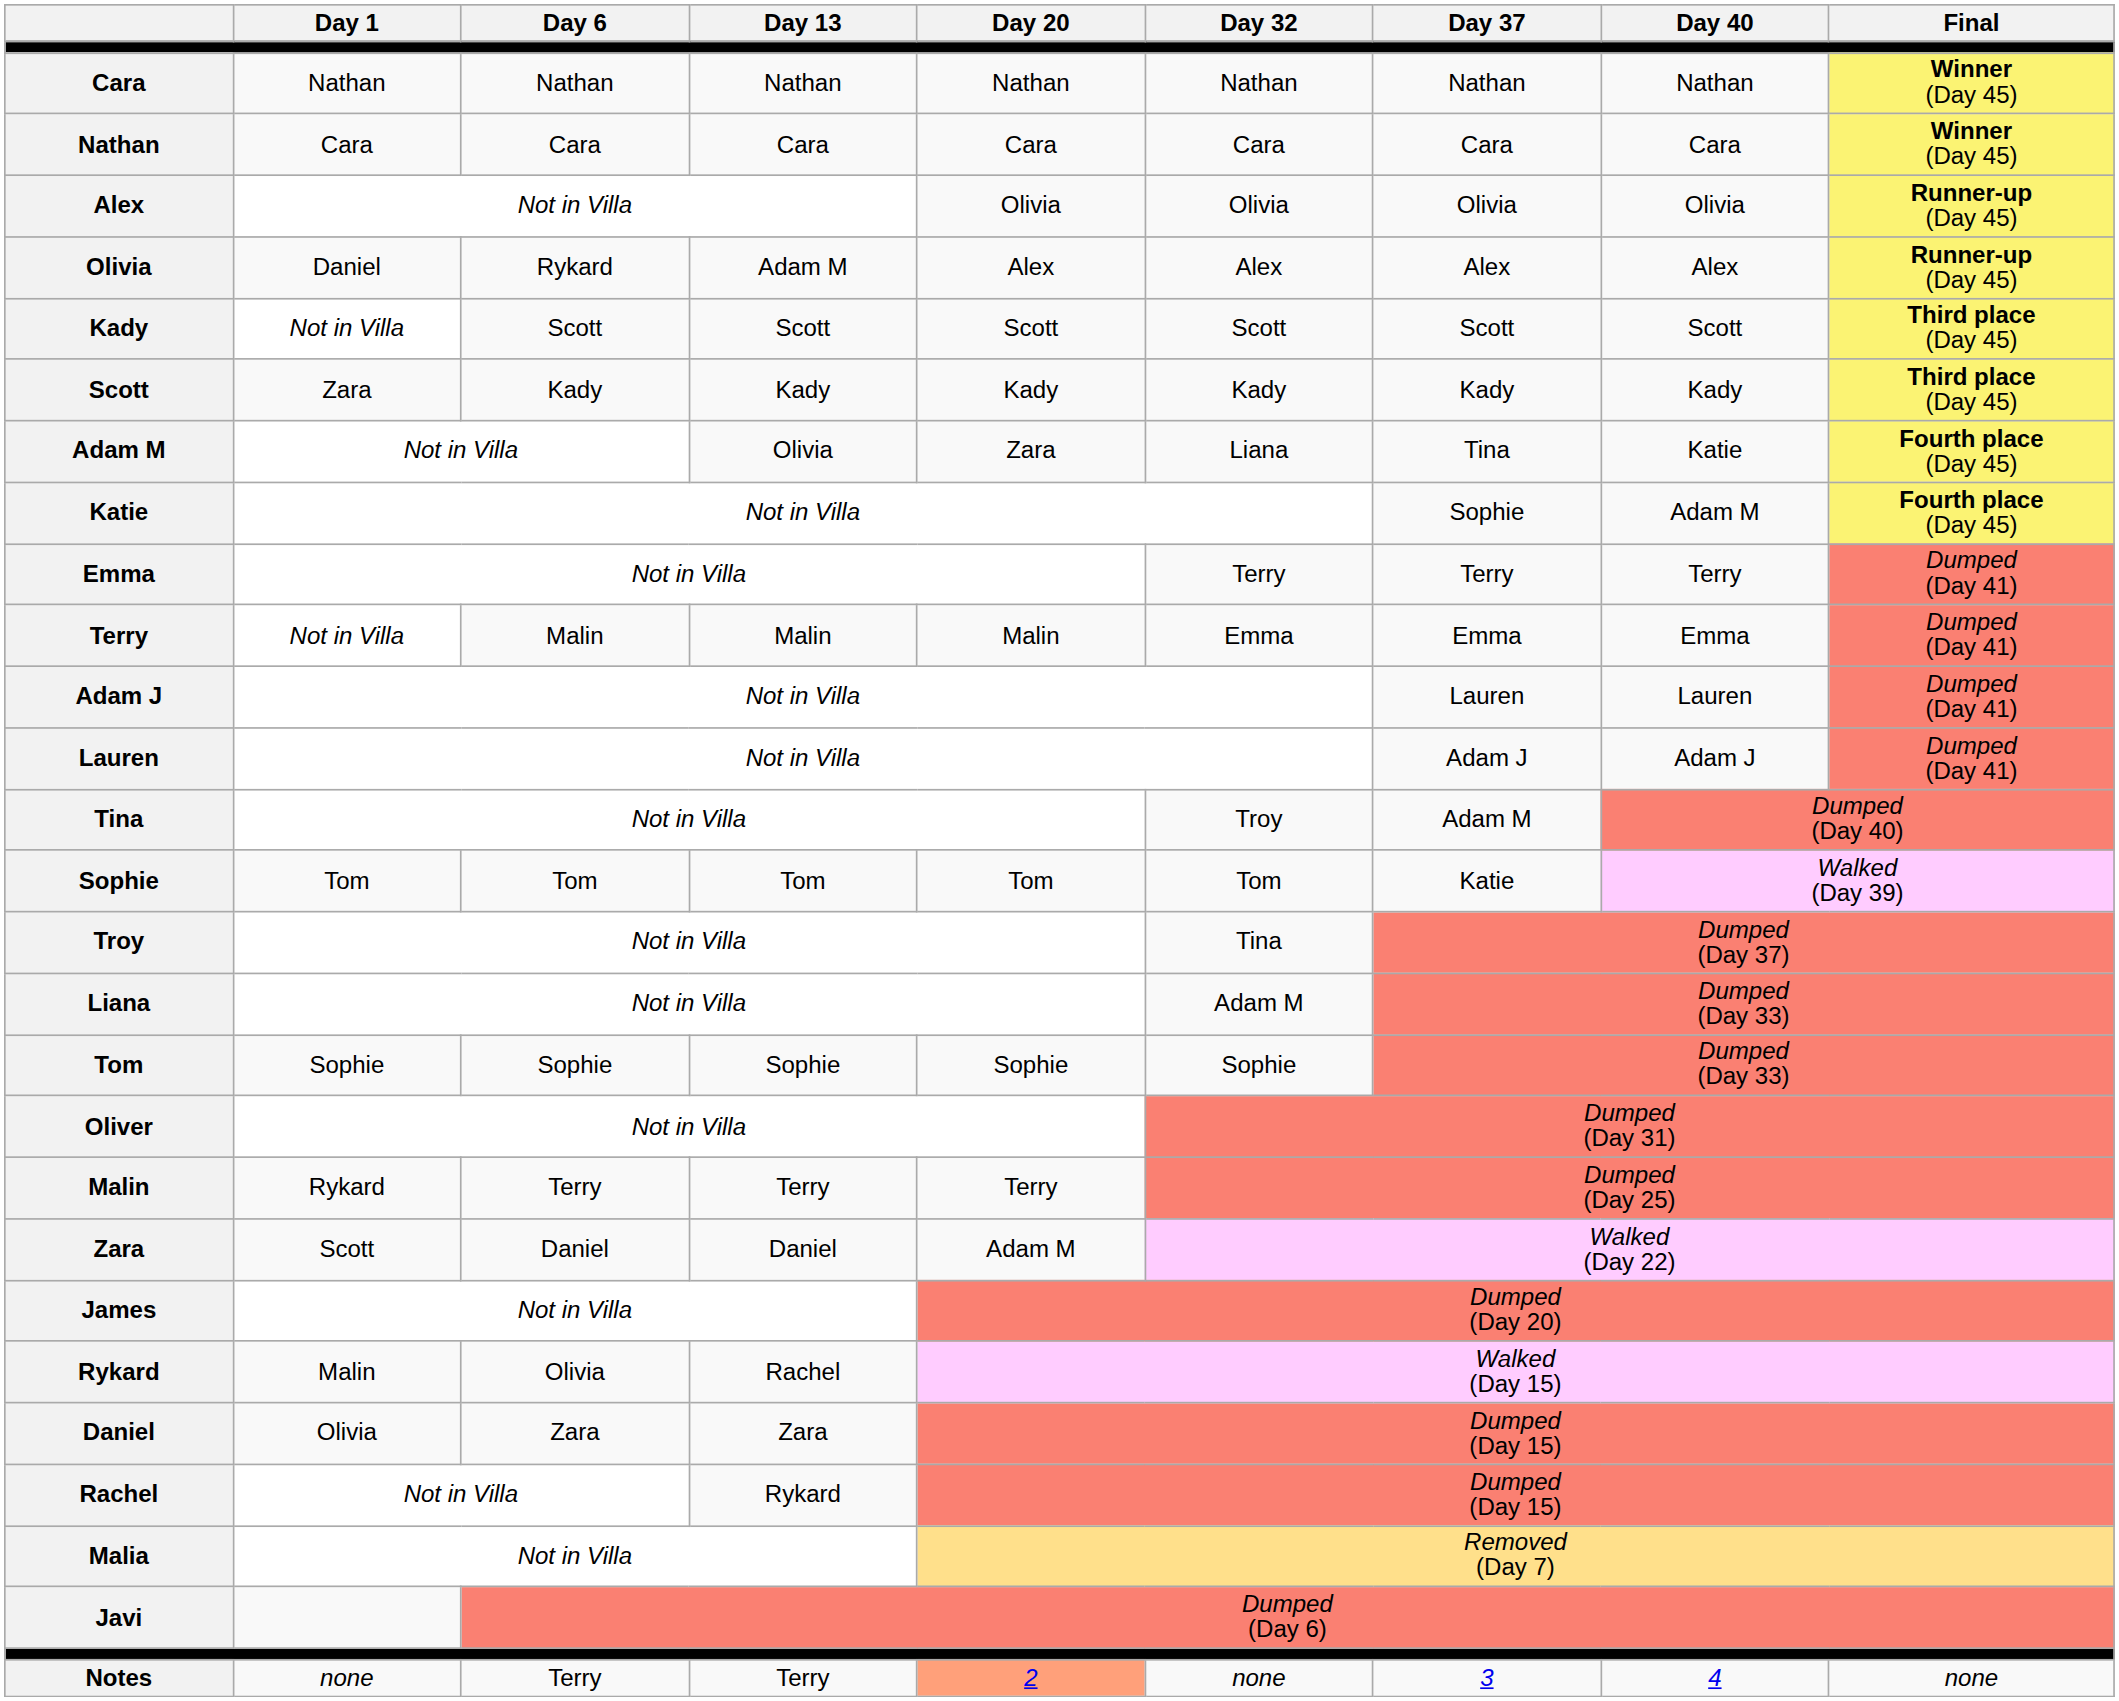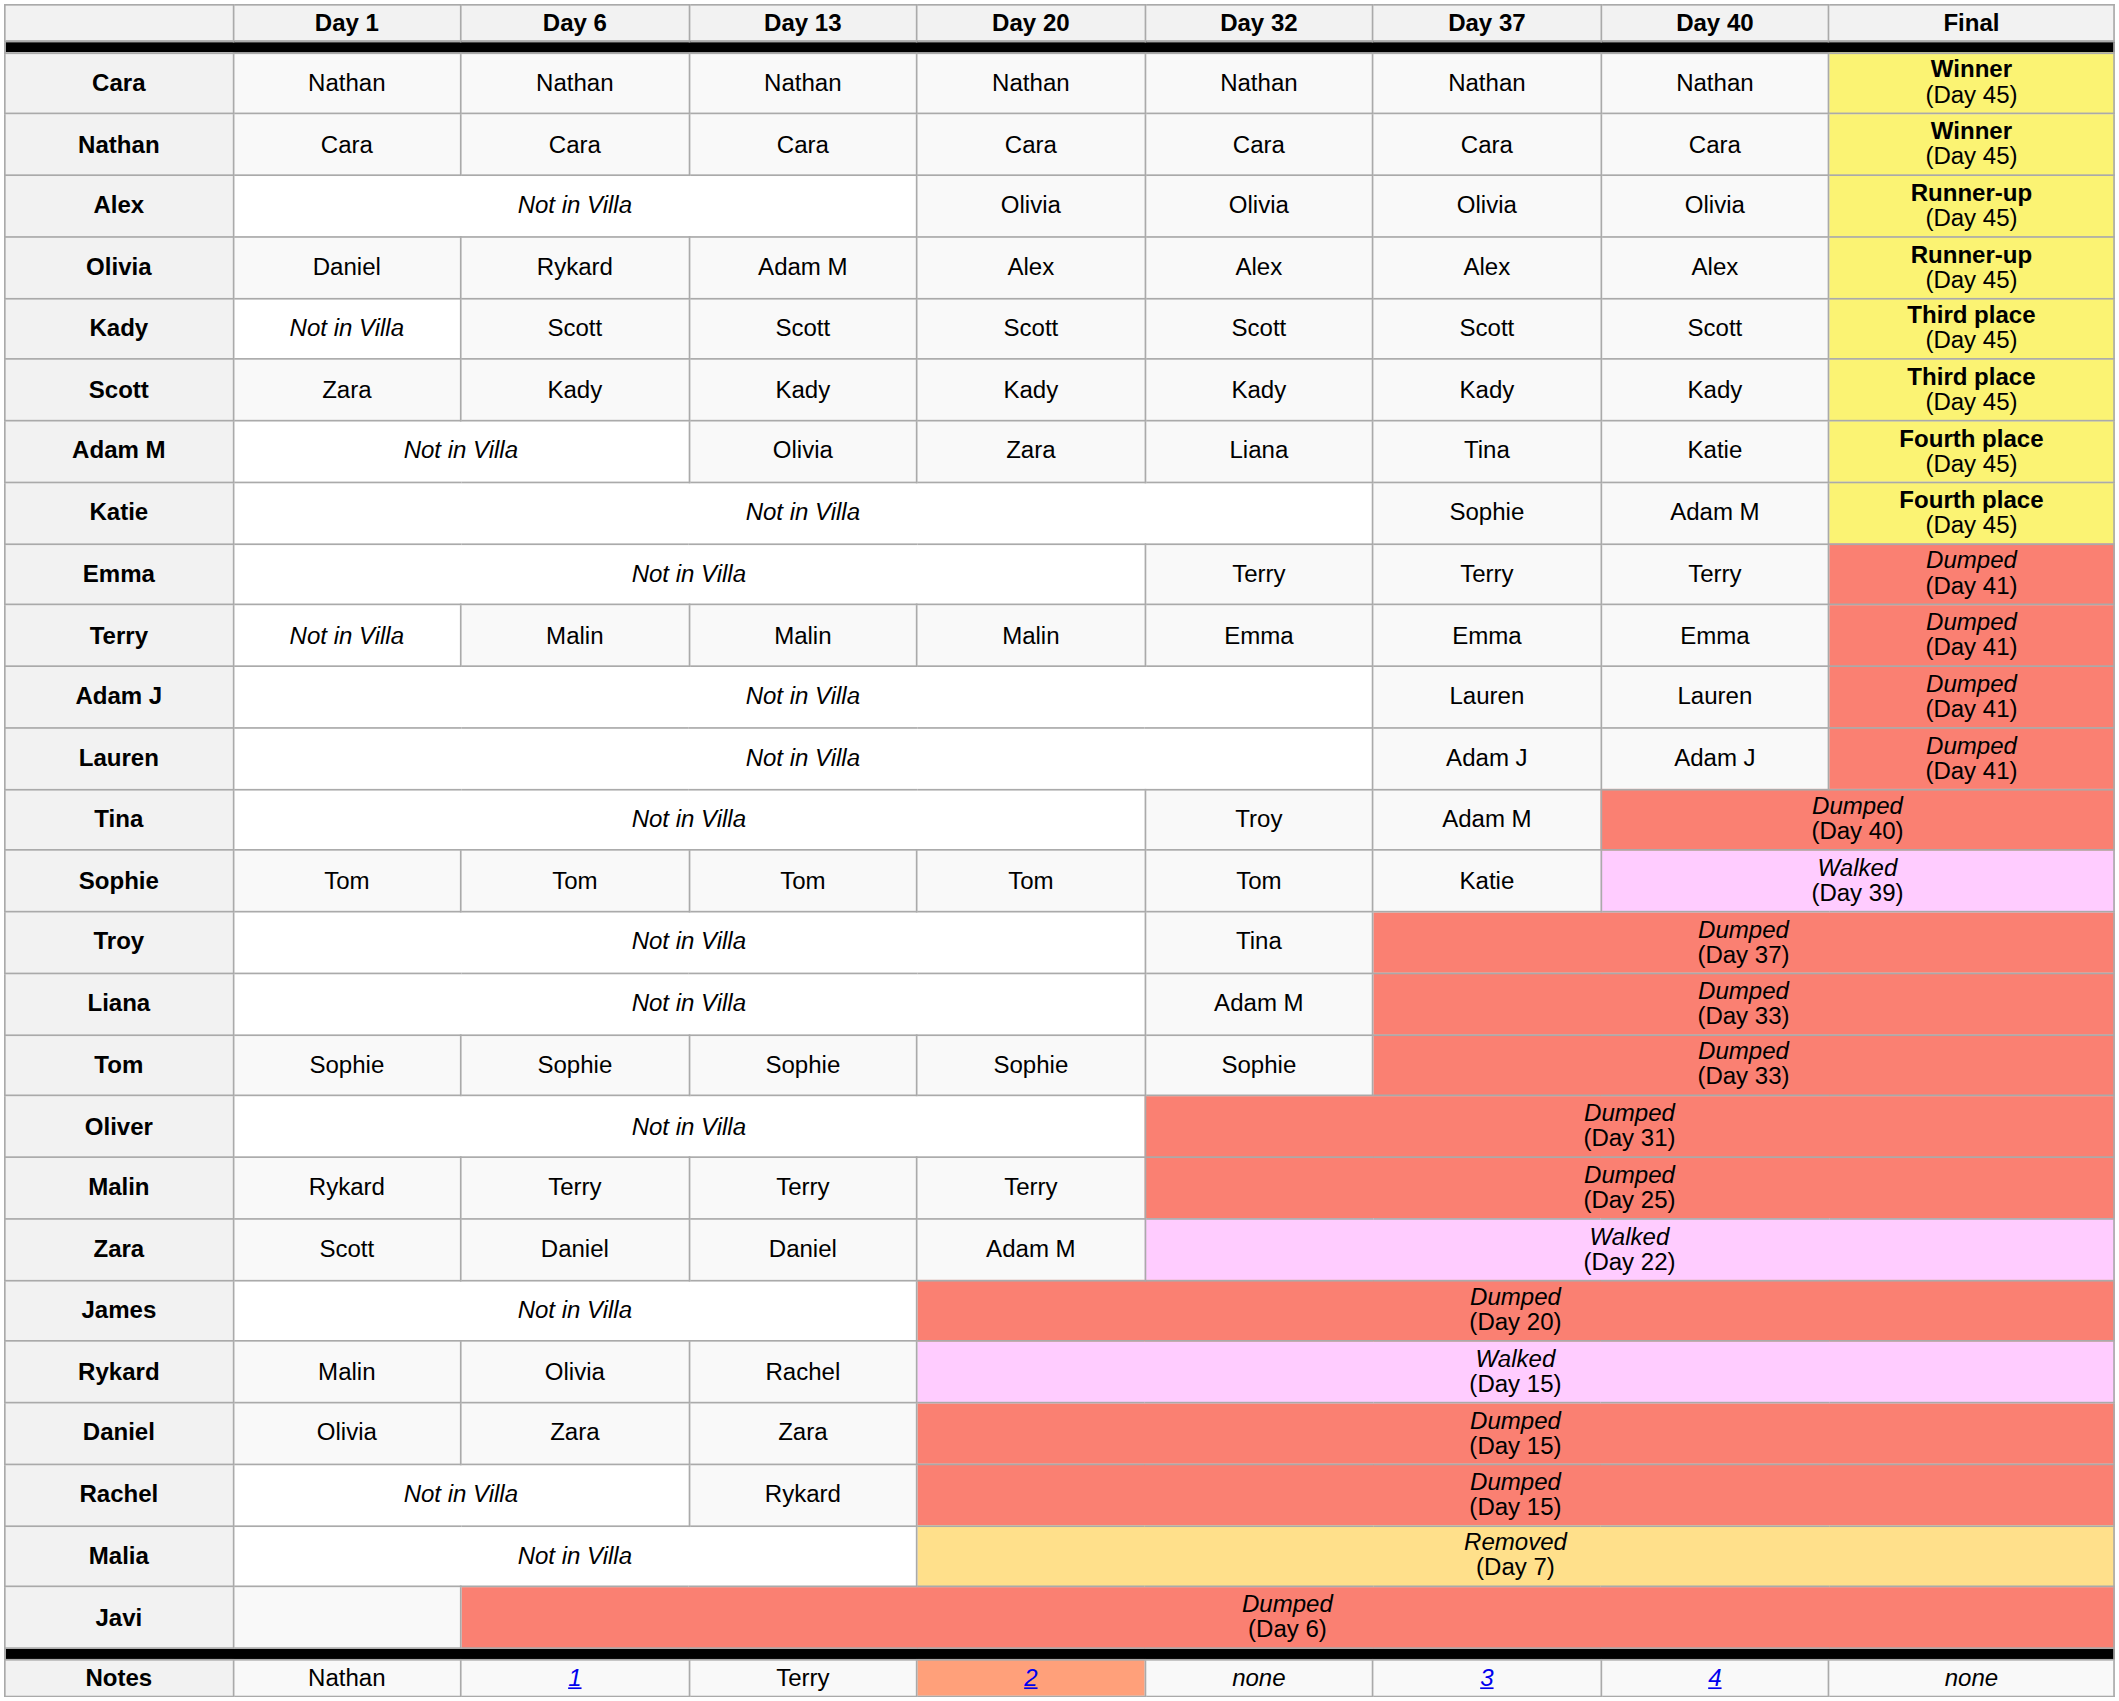(347, 1677) none -> (347, 1677) Nathan
(575, 1677) Terry -> (575, 1677) 1
